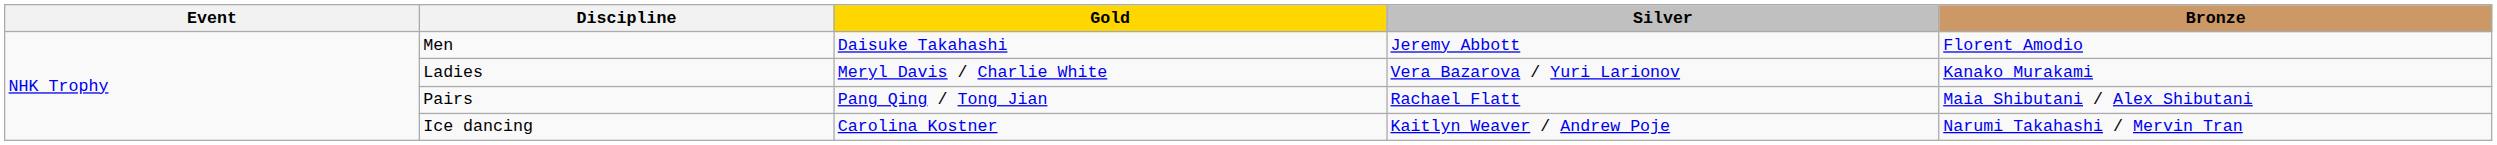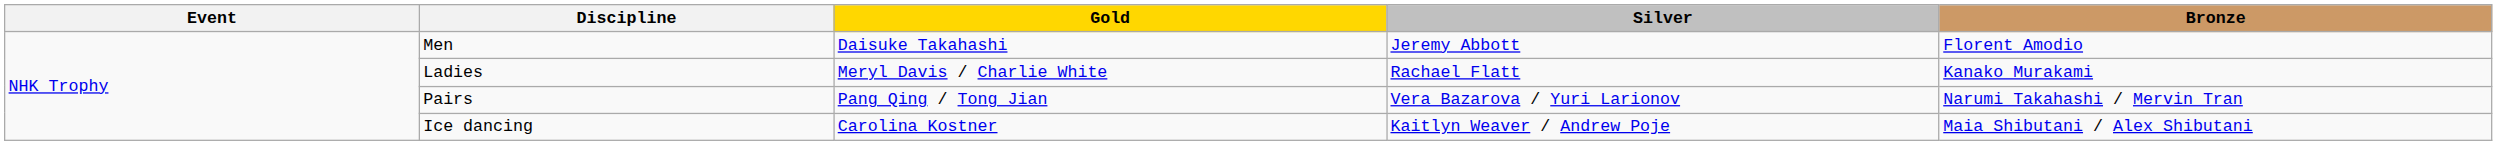(1535, 72) Vera Bazarova / Yuri Larionov -> (1455, 72) Rachael Flatt
(1455, 100) Rachael Flatt -> (1535, 100) Vera Bazarova / Yuri Larionov
(2098, 100) Maia Shibutani / Alex Shibutani -> (2093, 100) Narumi Takahashi / Mervin Tran
(2093, 127) Narumi Takahashi / Mervin Tran -> (2098, 127) Maia Shibutani / Alex Shibutani
